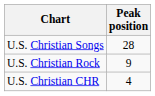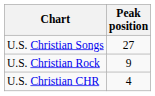(129, 44) 28 -> (129, 44) 27
